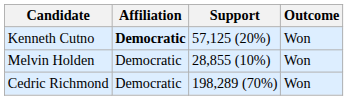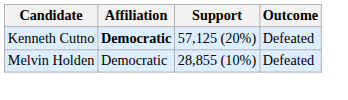(297, 38) Won -> (288, 38) Defeated
(297, 60) Won -> (288, 60) Defeated
- row: (58, 83)
